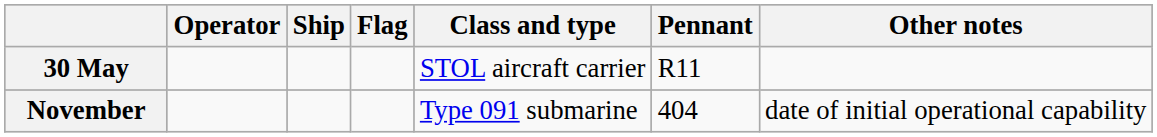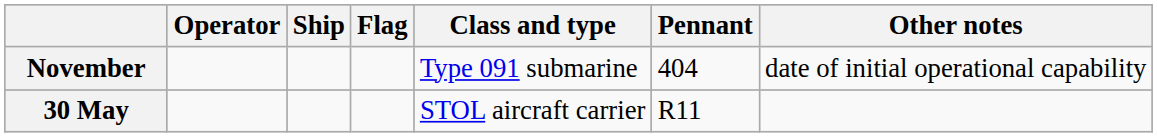rows swapped: (86, 68) <-> (86, 110)
